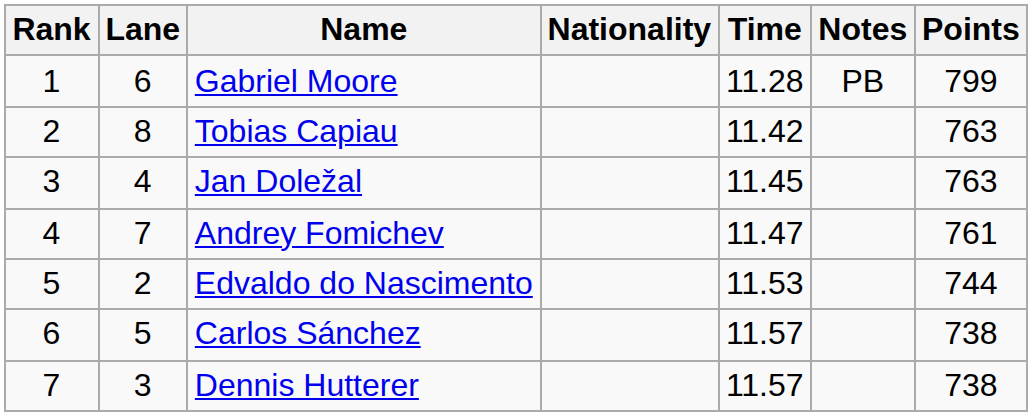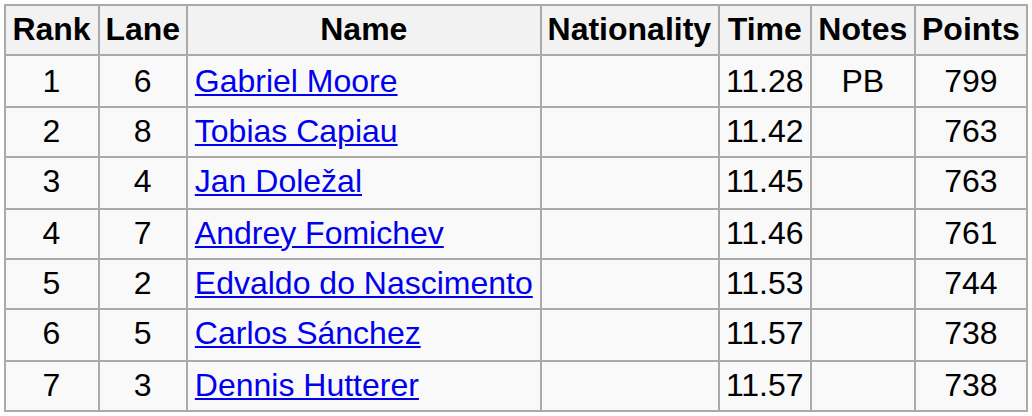(765, 232) 11.47 -> (765, 232) 11.46
